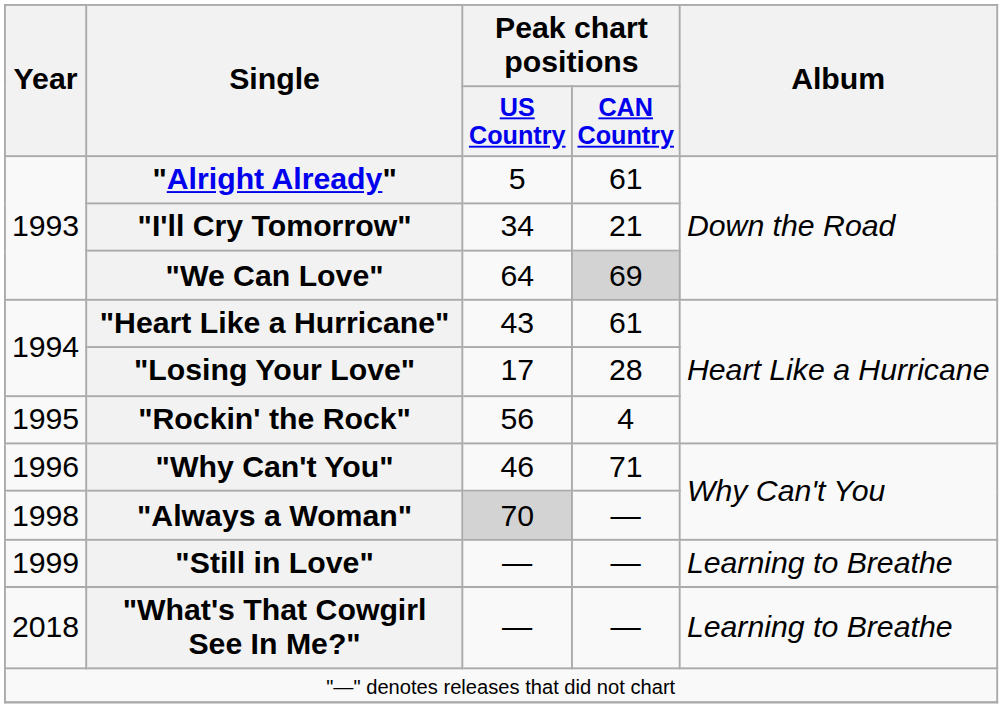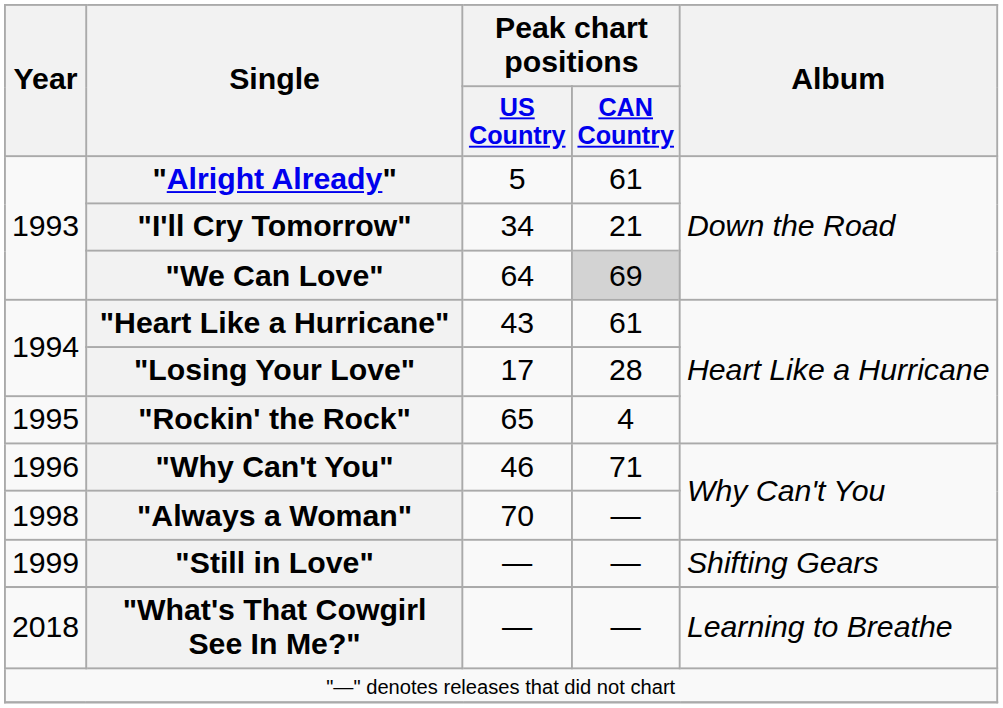(517, 418) 56 -> (517, 418) 65
(517, 514) lightgrey background -> (517, 514) no background
(820, 562) Learning to Breathe -> (783, 562) Shifting Gears
